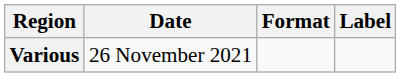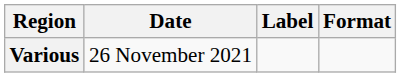columns swapped: (296, 21) <-> (365, 21)
